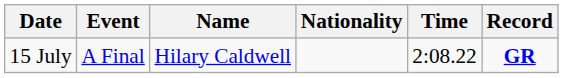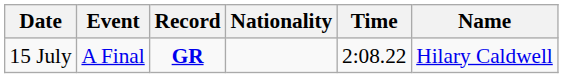columns swapped: (223, 21) <-> (520, 21)
